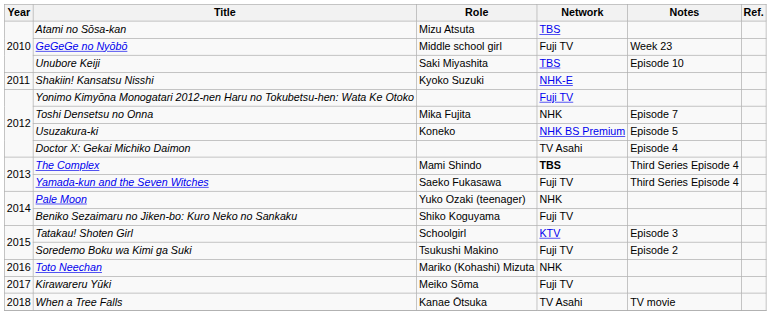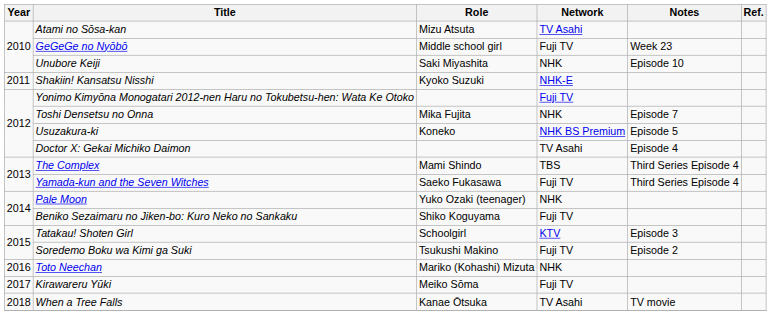(550, 30) TBS -> (561, 30) TV Asahi
(550, 64) TBS -> (551, 64) NHK
(550, 166) bold -> (550, 166) normal
